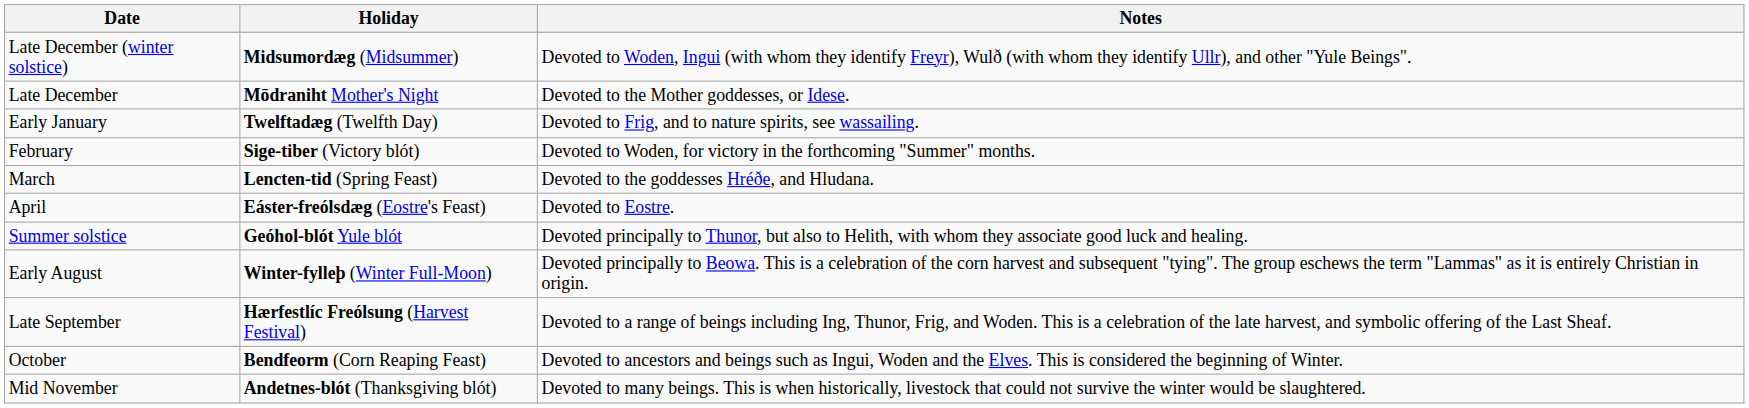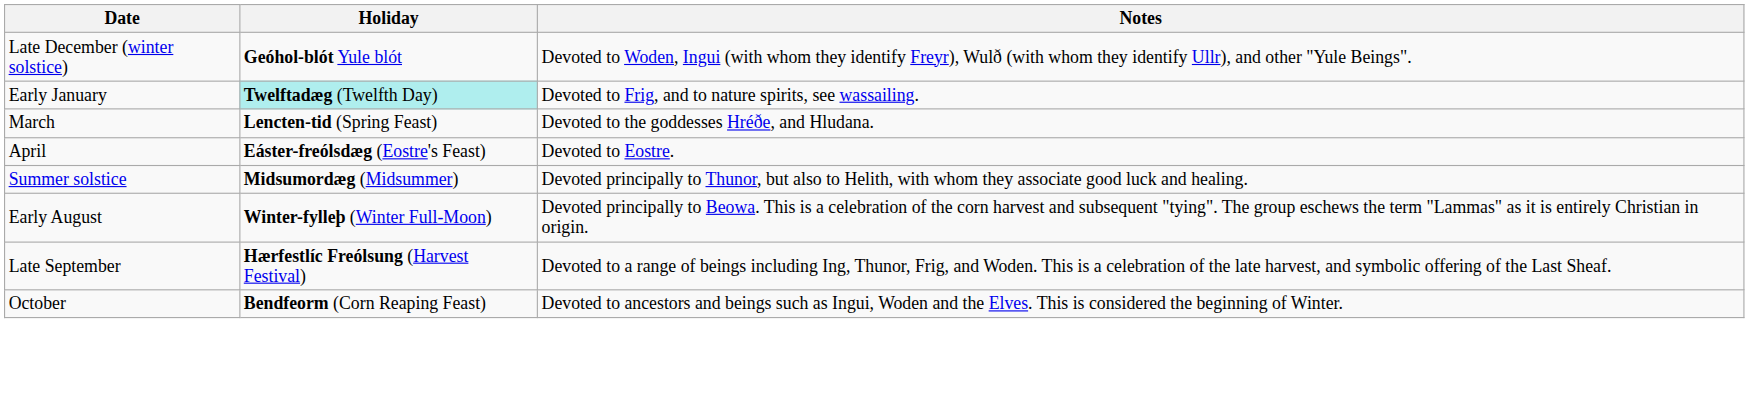(351, 56) Midsumordæg (Midsummer) -> (323, 56) Geóhol-blót Yule blót
- row: (63, 94)
(341, 123) no background -> (341, 94) paleturquoise background
- row: (41, 151)
(323, 235) Geóhol-blót Yule blót -> (351, 179) Midsumordæg (Midsummer)
- row: (63, 388)
